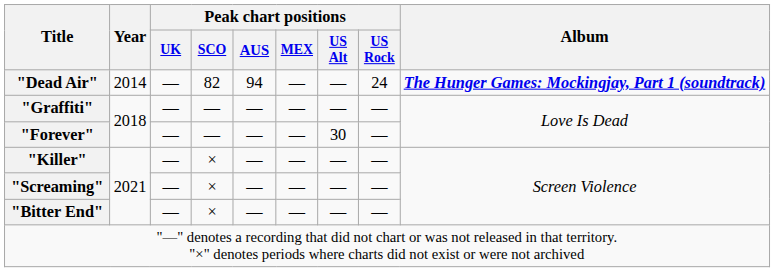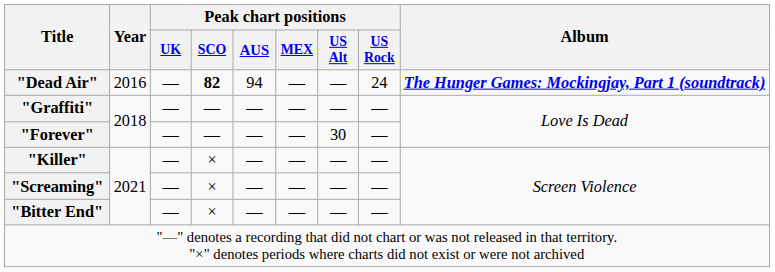(130, 82) 2014 -> (130, 82) 2016
(212, 82) normal -> (212, 82) bold
